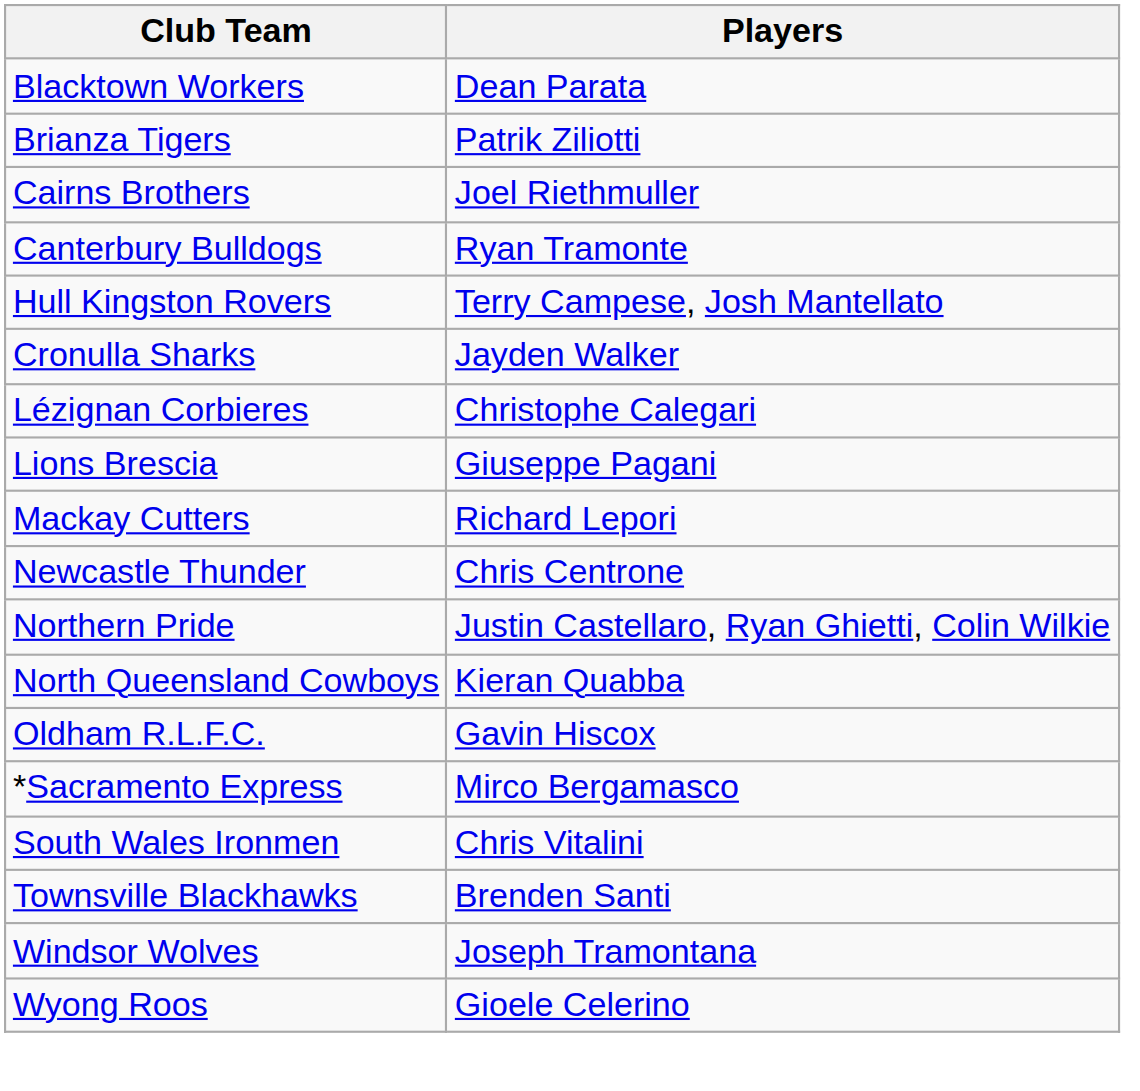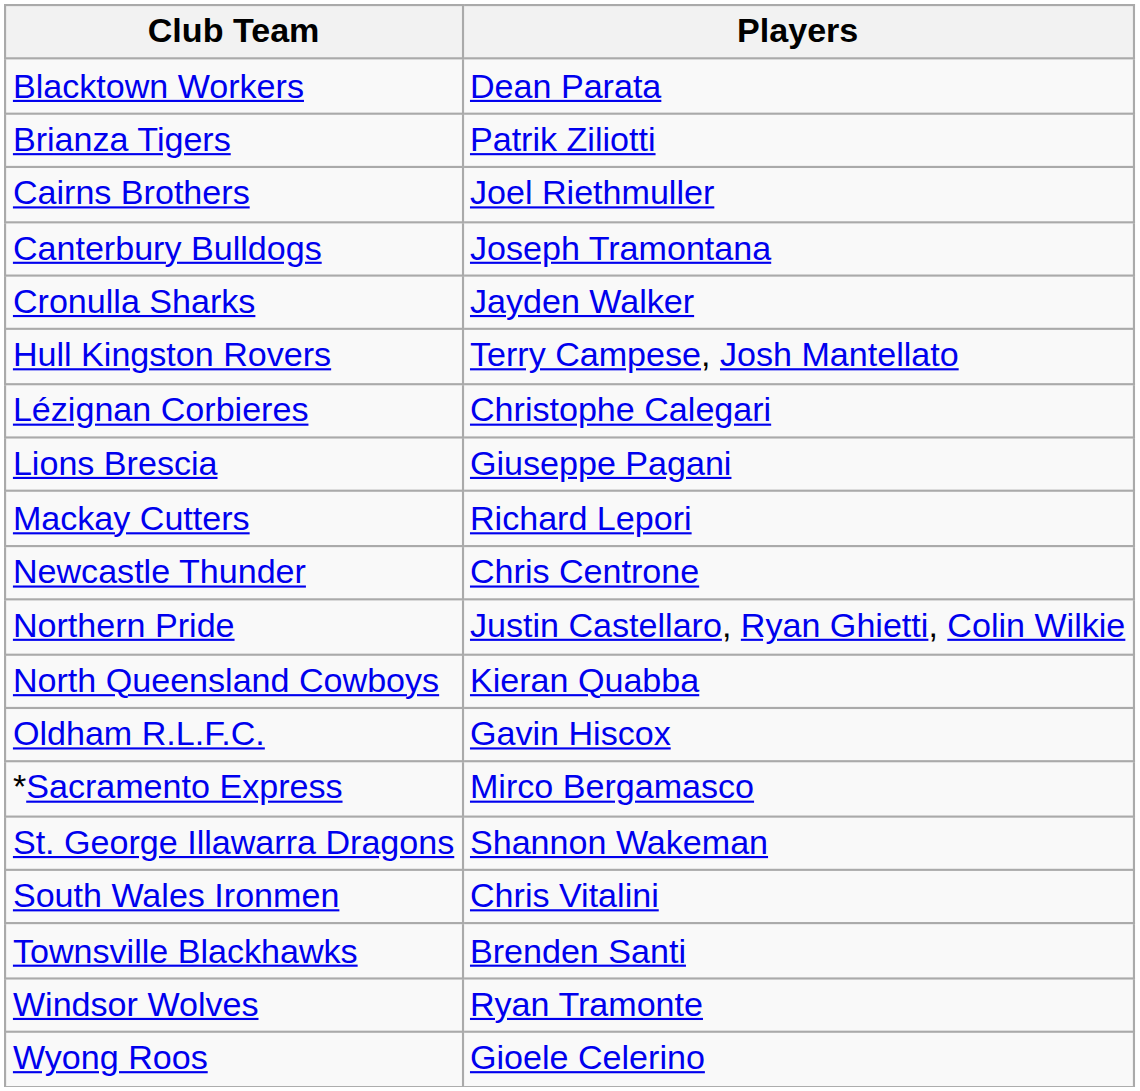(571, 247) Ryan Tramonte -> (621, 247) Joseph Tramontana
rows swapped: (134, 355) <-> (172, 301)
+ row: (234, 842)
(605, 950) Joseph Tramontana -> (586, 1004) Ryan Tramonte
